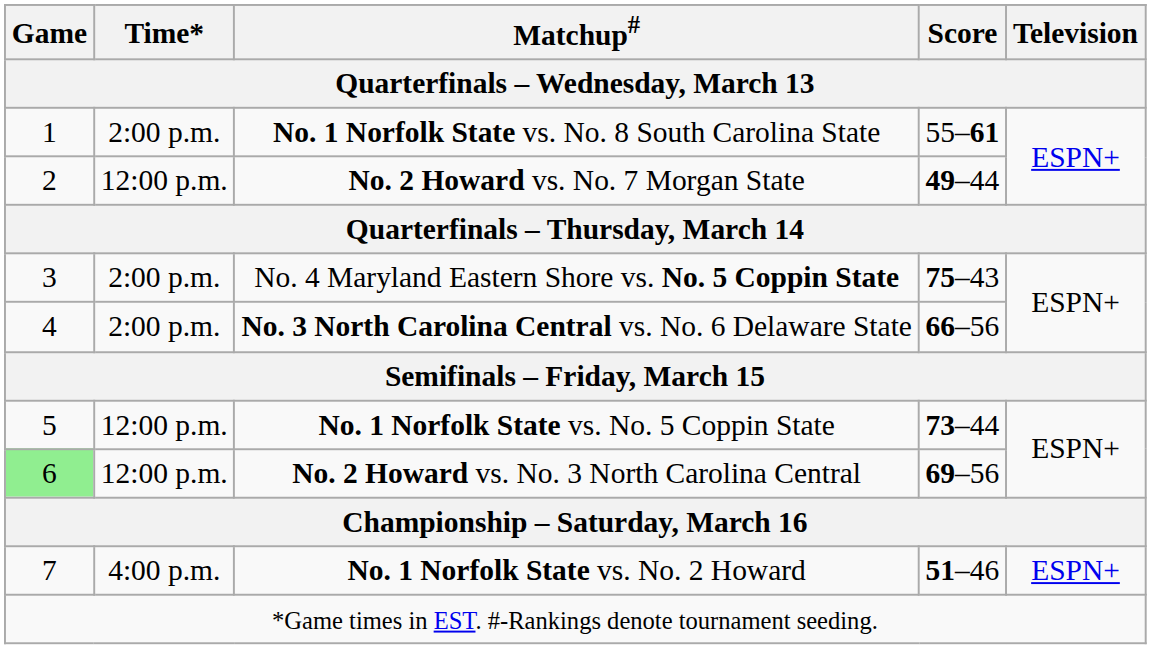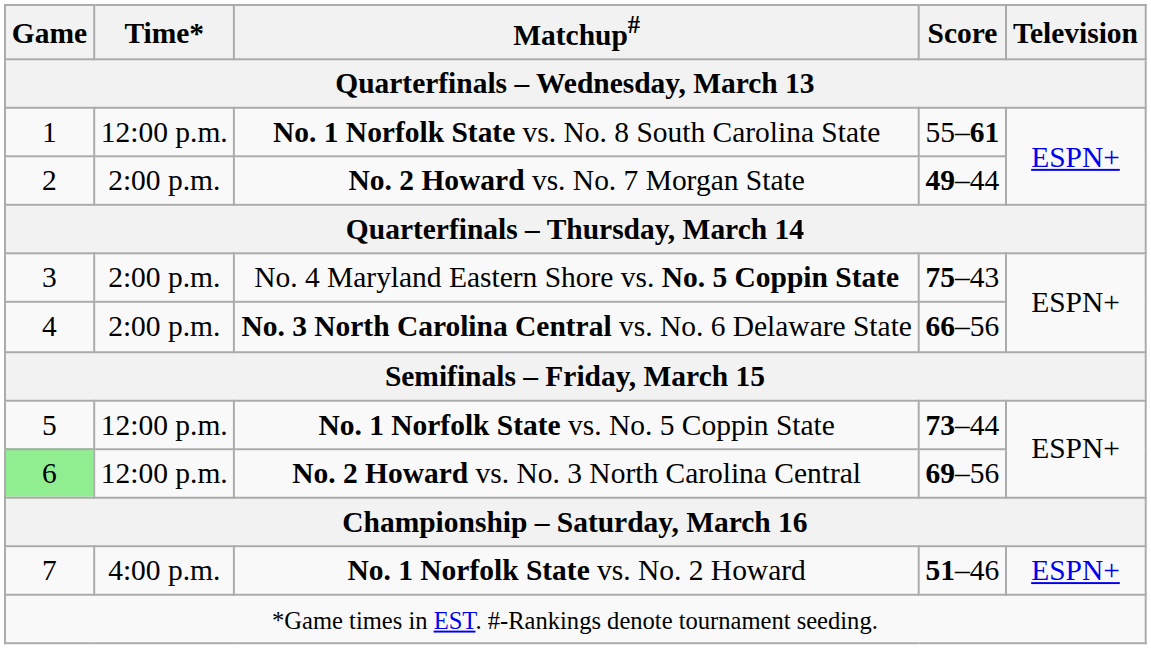(164, 132) 2:00 p.m. -> (164, 132) 12:00 p.m.
(164, 180) 12:00 p.m. -> (164, 180) 2:00 p.m.
